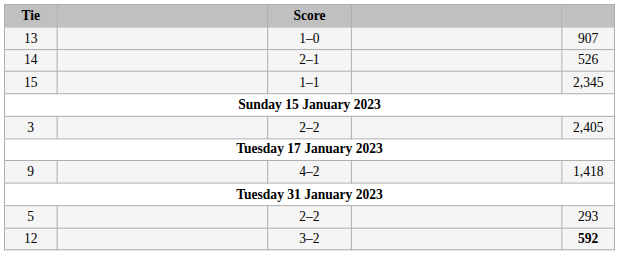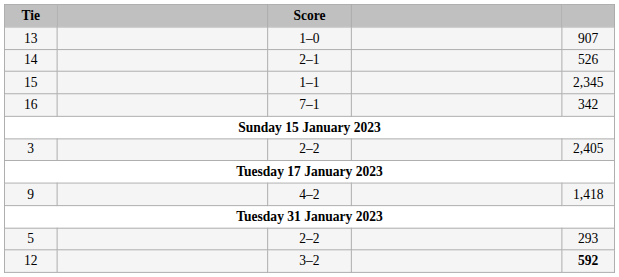+ row: (31, 105)
